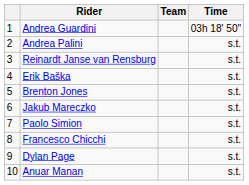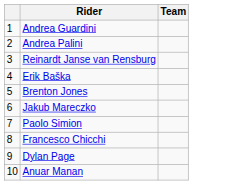- column: (216, 12)
